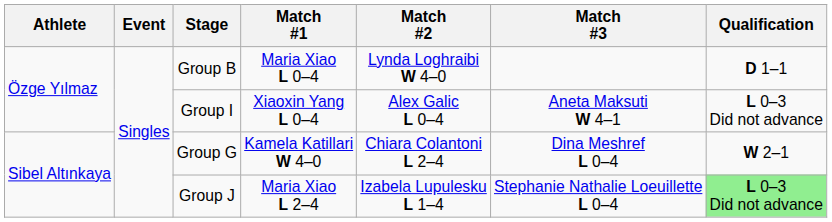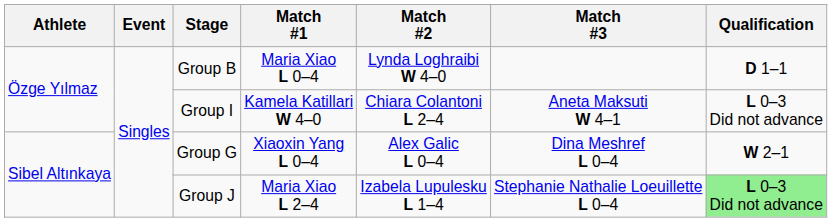(299, 110) Xiaoxin Yang L 0–4 -> (299, 110) Kamela Katillari W 4–0
(424, 110) Alex Galic L 0–4 -> (424, 110) Chiara Colantoni L 2–4
(299, 153) Kamela Katillari W 4–0 -> (299, 153) Xiaoxin Yang L 0–4
(424, 153) Chiara Colantoni L 2–4 -> (424, 153) Alex Galic L 0–4
